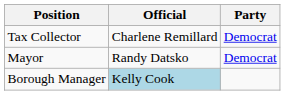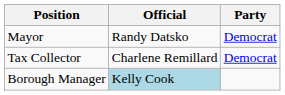rows swapped: (25, 57) <-> (44, 36)
